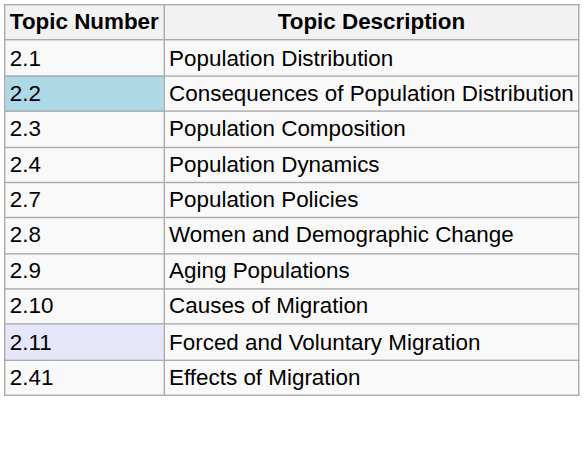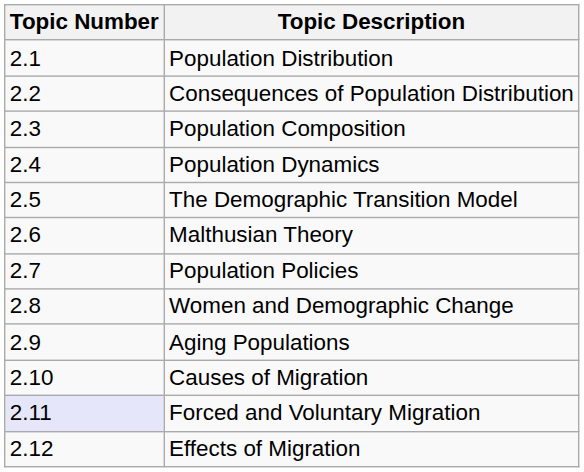(25, 93) lightblue background -> (25, 93) no background
+ row: (343, 199)
+ row: (261, 235)
(32, 377) 2.41 -> (32, 448) 2.12
